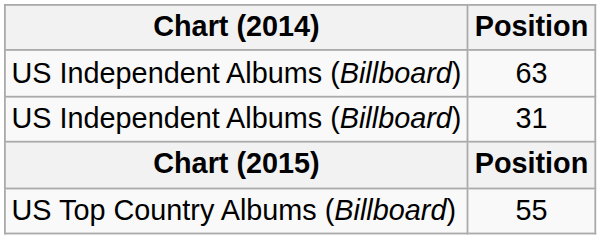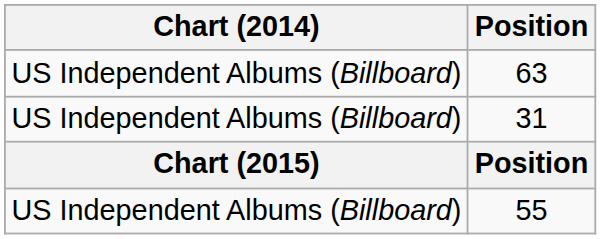(234, 210) US Top Country Albums (Billboard) -> (236, 210) US Independent Albums (Billboard)
